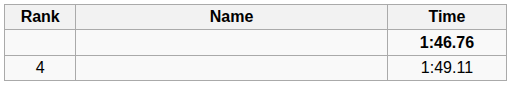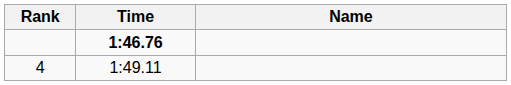columns swapped: (232, 17) <-> (447, 17)
